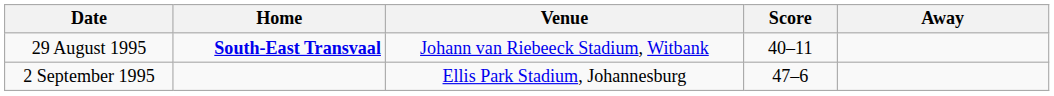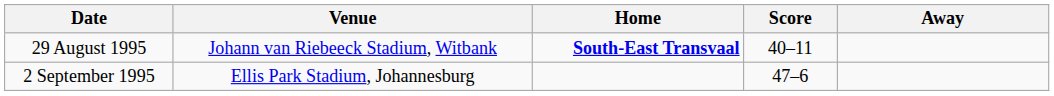columns swapped: (564, 18) <-> (279, 18)
